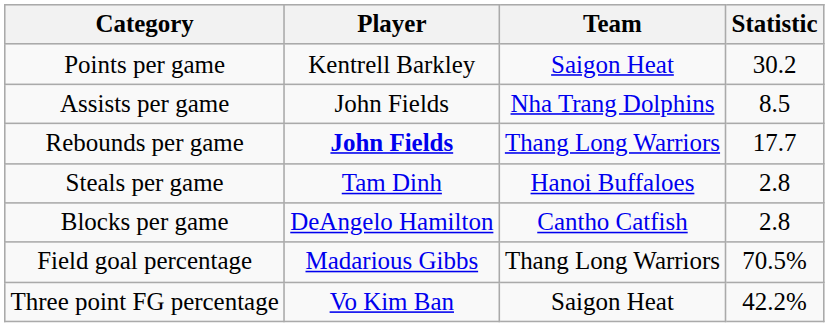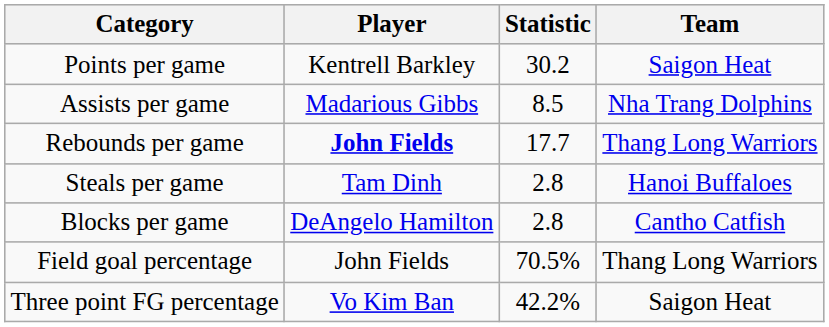columns swapped: (612, 24) <-> (775, 24)
(392, 103) John Fields -> (392, 103) Madarious Gibbs
(392, 261) Madarious Gibbs -> (392, 261) John Fields
